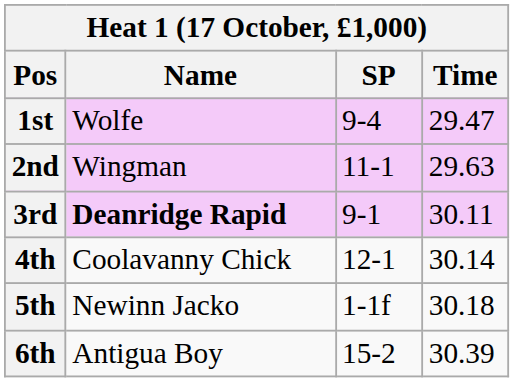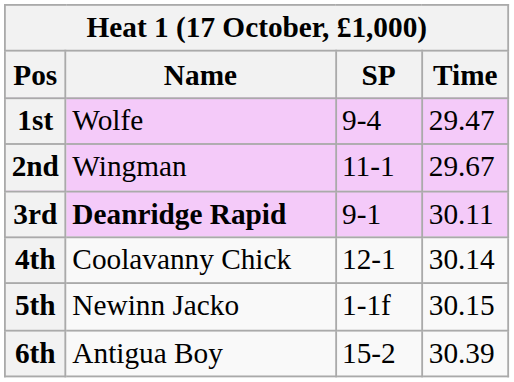(462, 167) 29.63 -> (462, 167) 29.67
(462, 306) 30.18 -> (462, 306) 30.15
